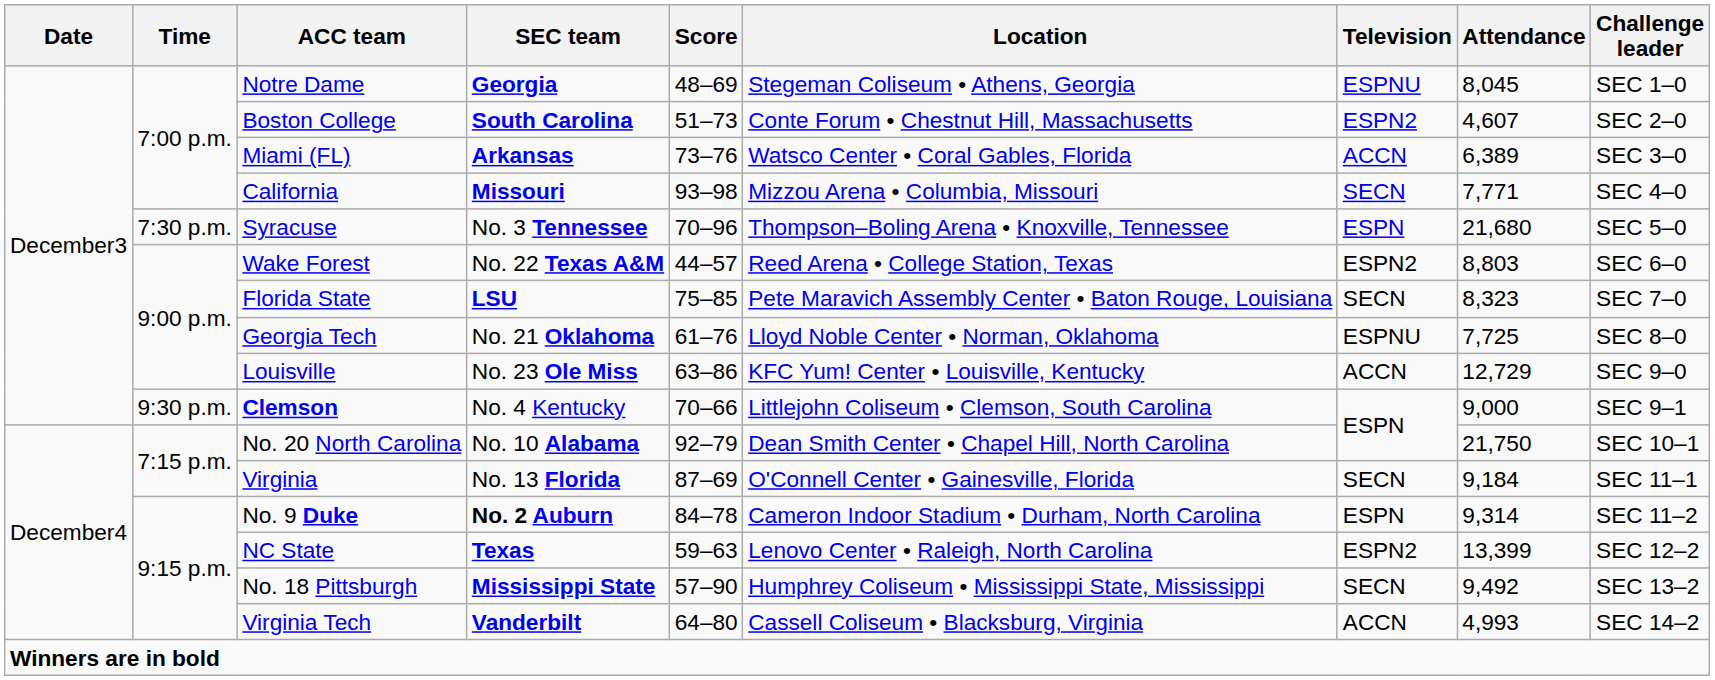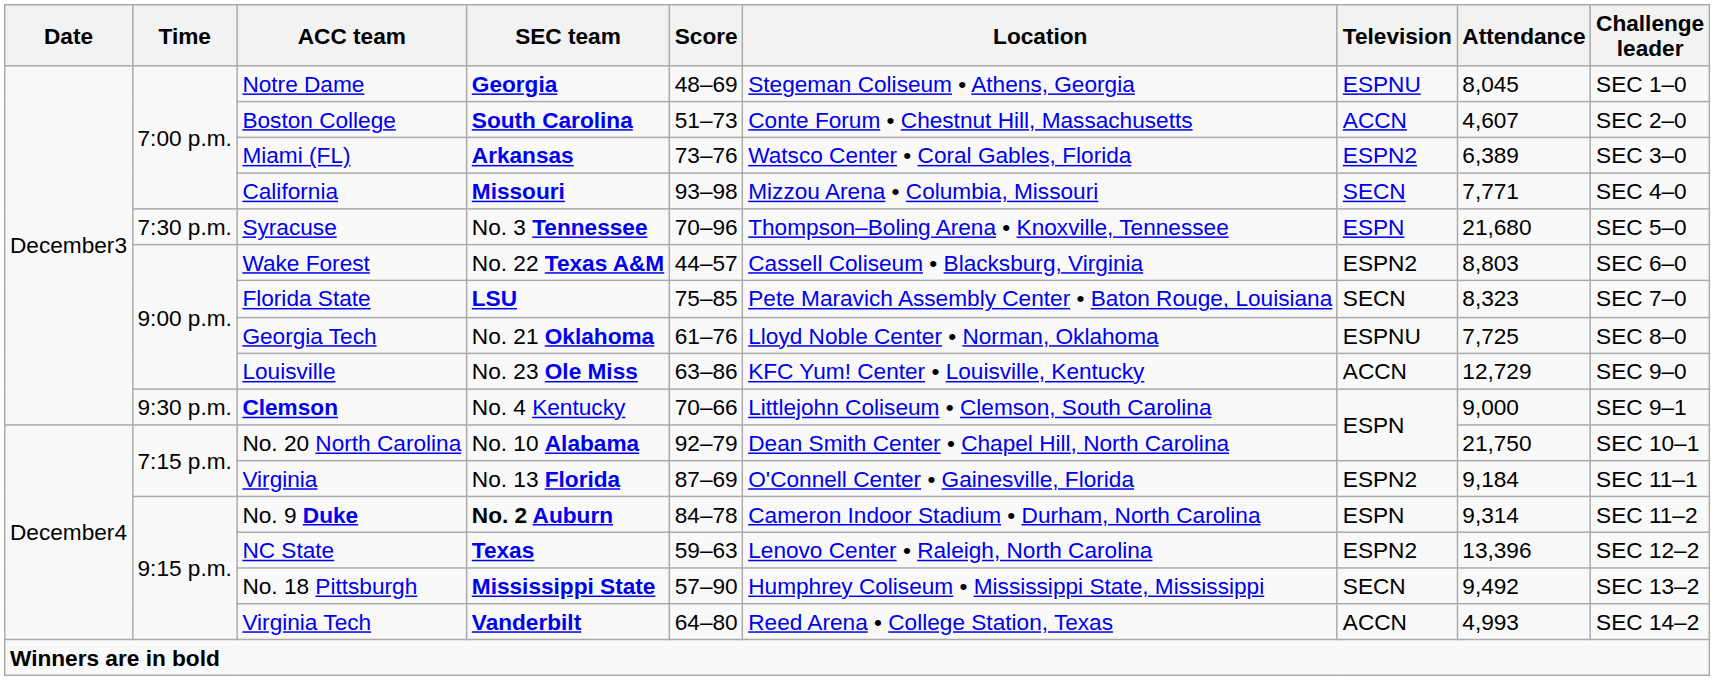(1380, 120) ESPN2 -> (1375, 120) ACCN
(1375, 156) ACCN -> (1380, 156) ESPN2
(931, 263) Reed Arena • College Station, Texas -> (946, 263) Cassell Coliseum • Blacksburg, Virginia
(1374, 478) SECN -> (1380, 478) ESPN2
(1497, 550) 13,399 -> (1497, 550) 13,396
(946, 622) Cassell Coliseum • Blacksburg, Virginia -> (931, 622) Reed Arena • College Station, Texas
